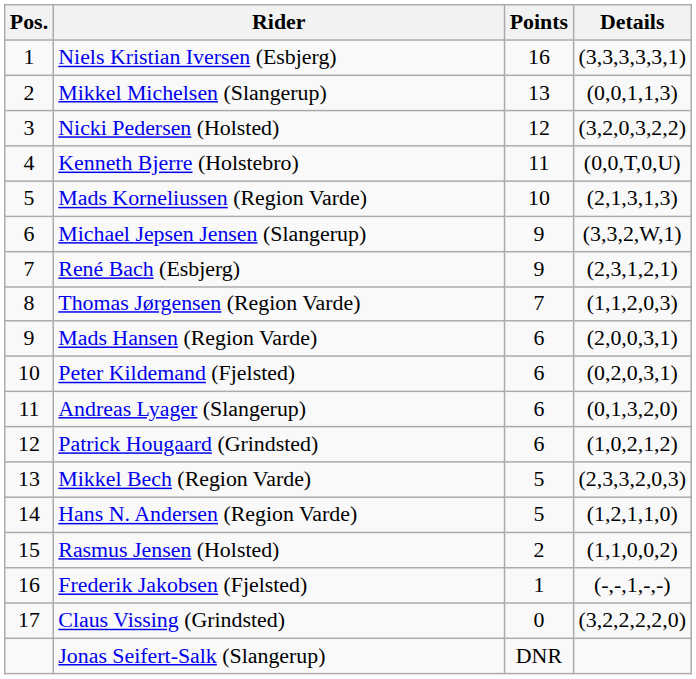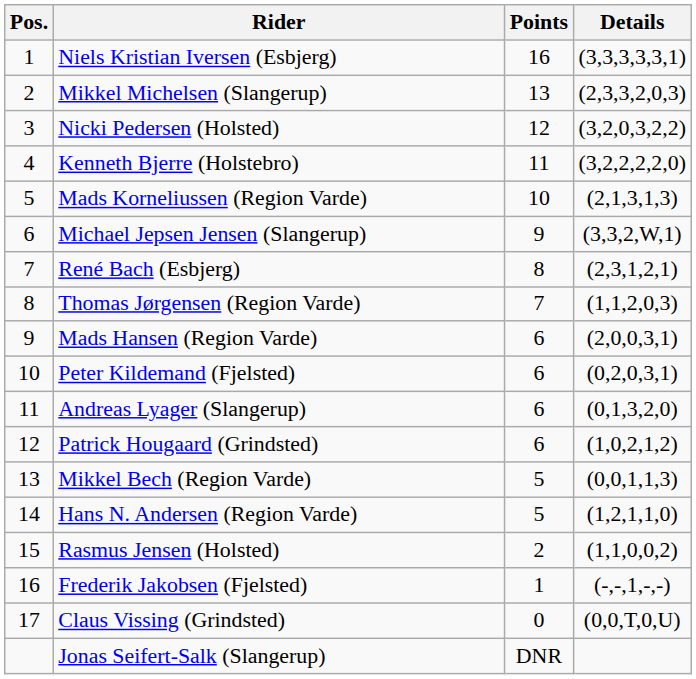(632, 92) (0,0,1,1,3) -> (632, 92) (2,3,3,2,0,3)
(632, 162) (0,0,T,0,U) -> (632, 162) (3,2,2,2,2,0)
(539, 268) 9 -> (539, 268) 8
(632, 479) (2,3,3,2,0,3) -> (632, 479) (0,0,1,1,3)
(632, 620) (3,2,2,2,2,0) -> (632, 620) (0,0,T,0,U)
